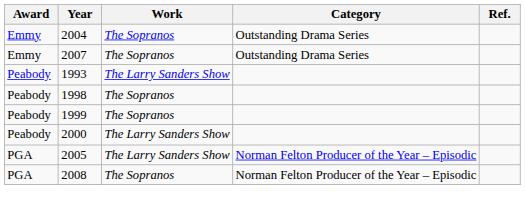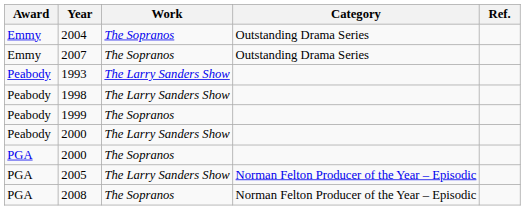(139, 94) The Sopranos -> (167, 94) The Larry Sanders Show
+ row: (20, 154)
